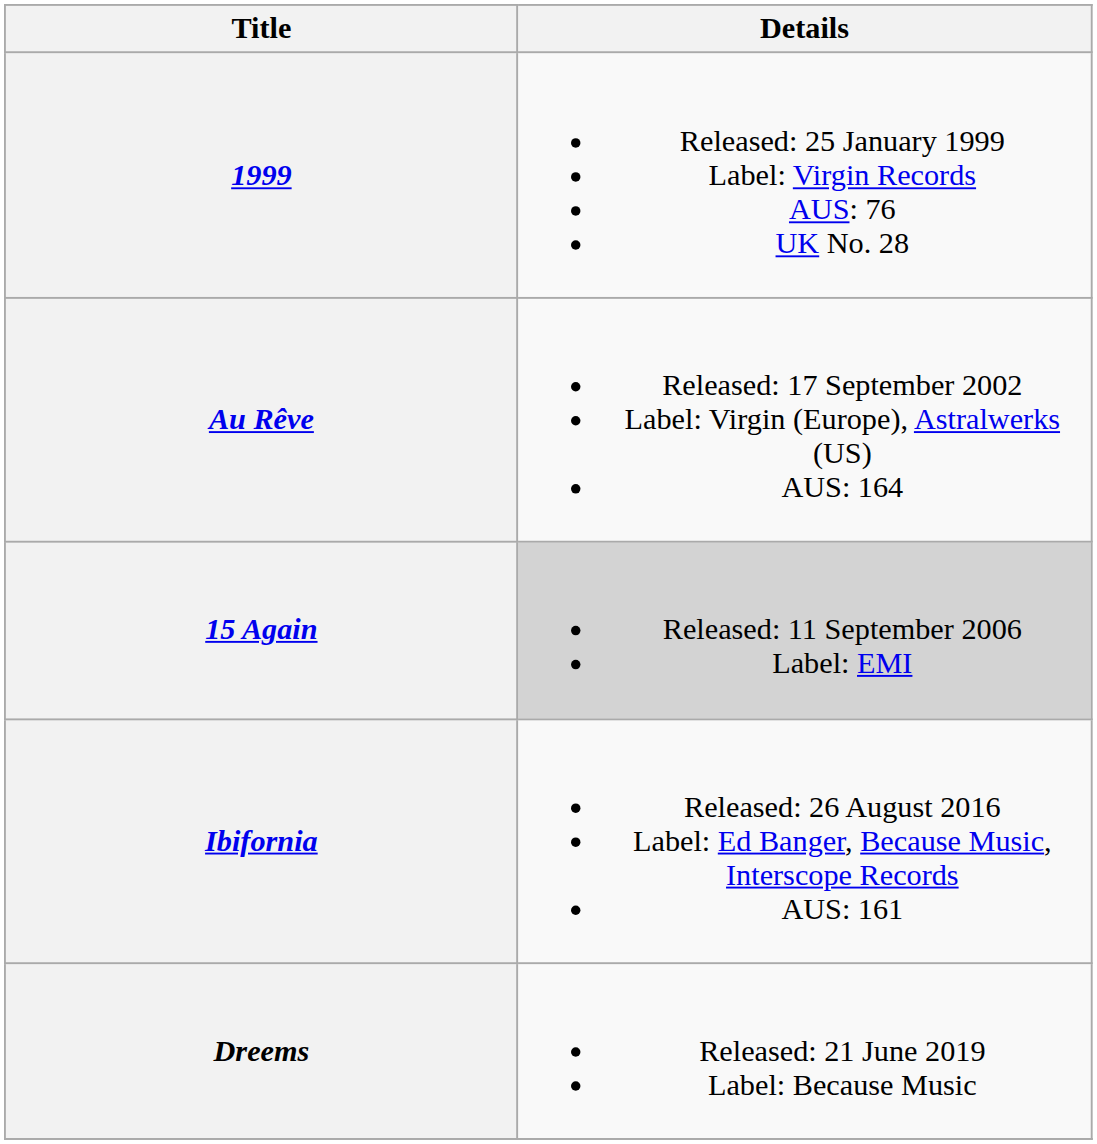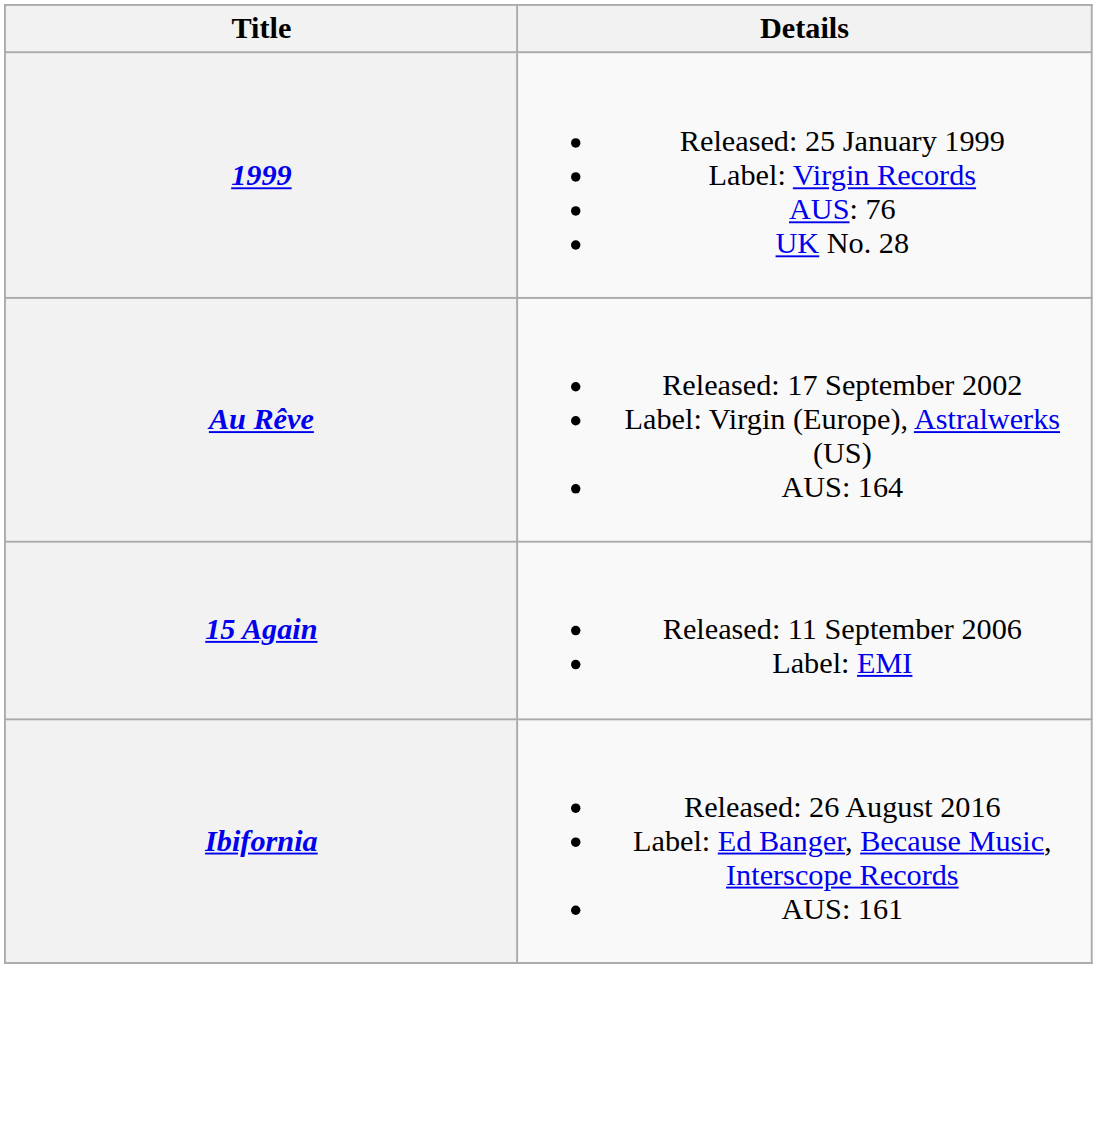(805, 647) lightgrey background -> (805, 647) no background
- row: (261, 1050)
